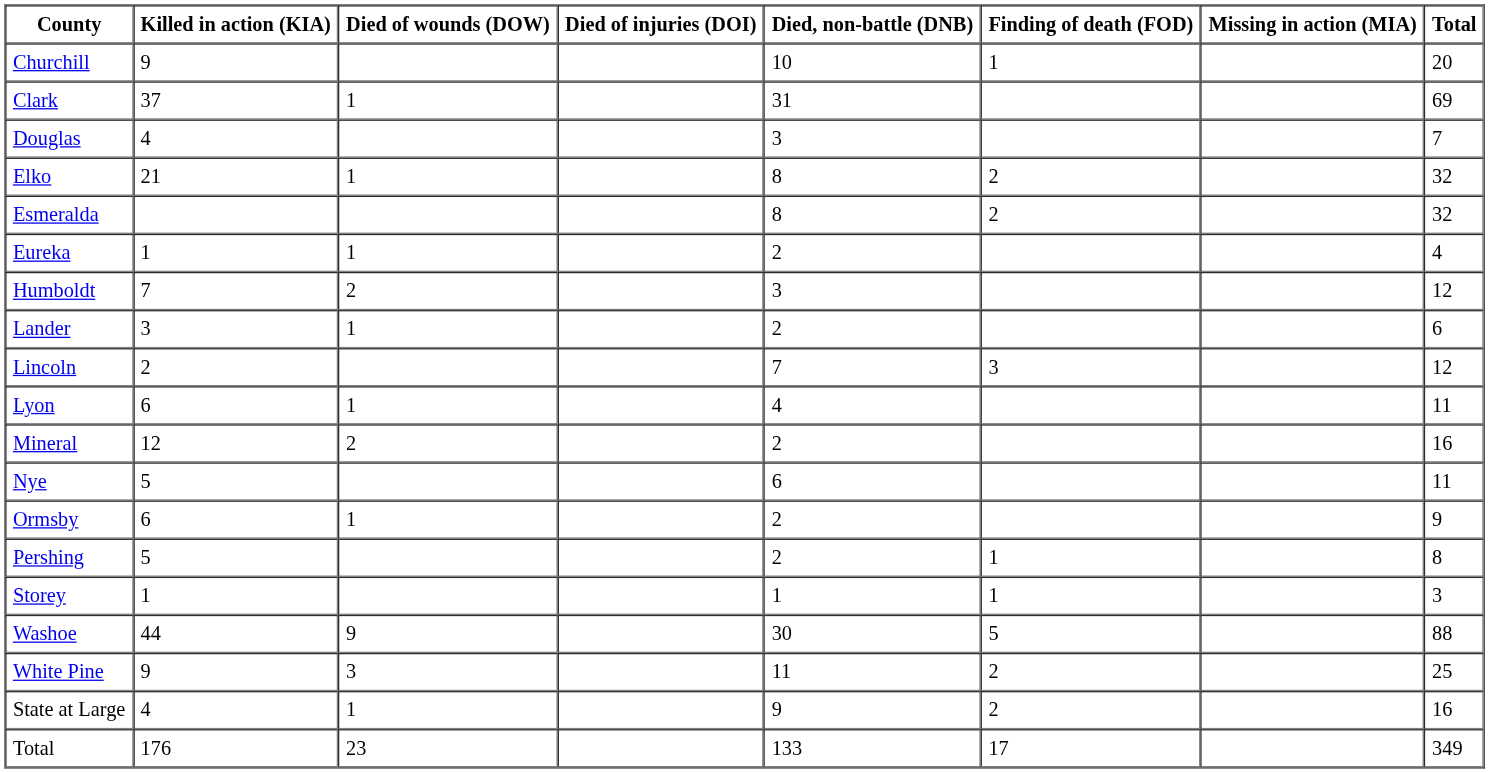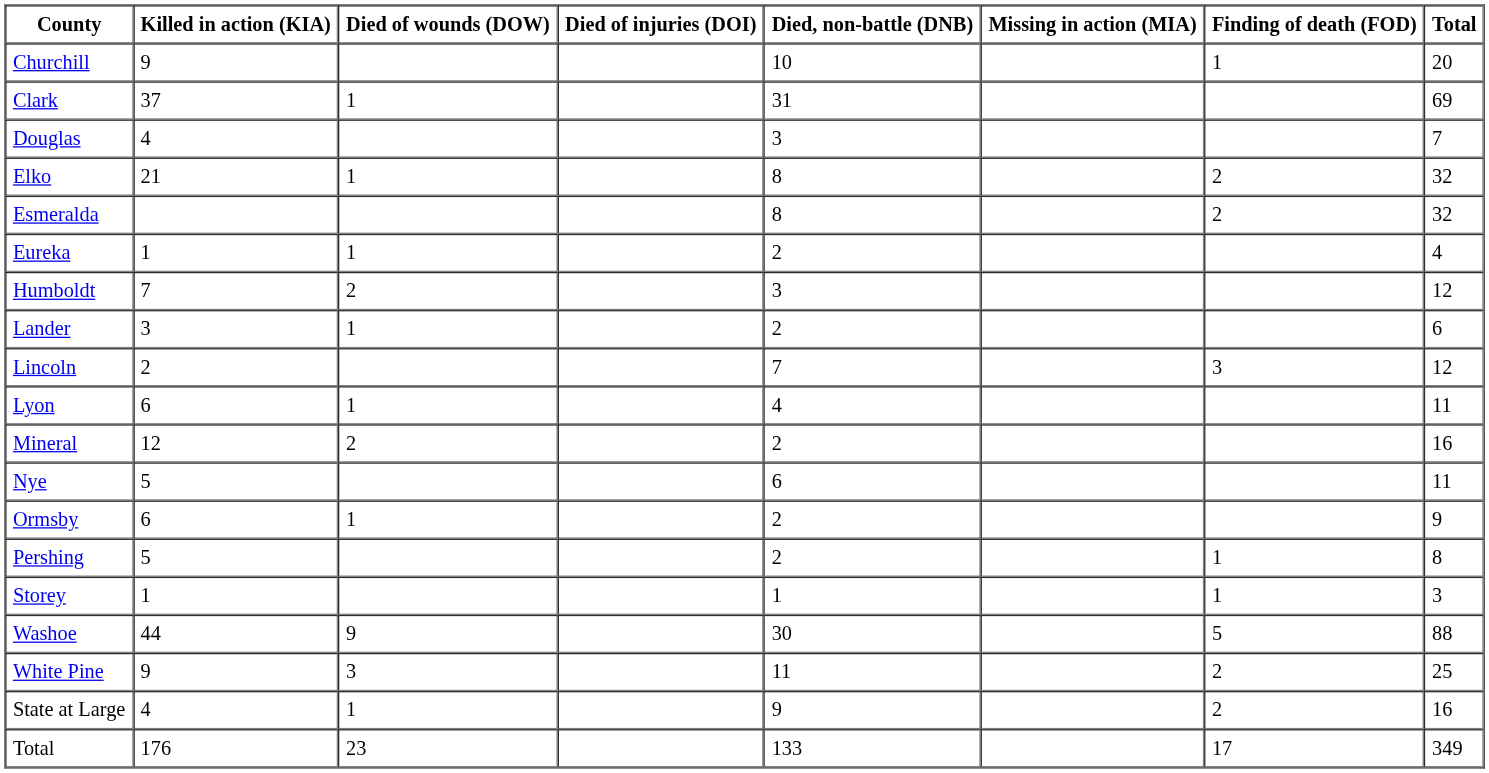columns swapped: (1091, 24) <-> (1313, 24)
